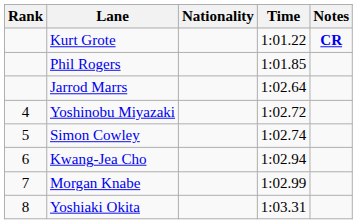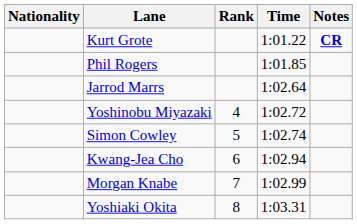columns swapped: (25, 16) <-> (218, 16)
